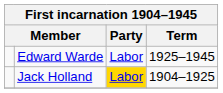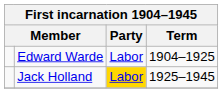(182, 56) 1925–1945 -> (182, 56) 1904–1925
(182, 77) 1904–1925 -> (182, 77) 1925–1945
